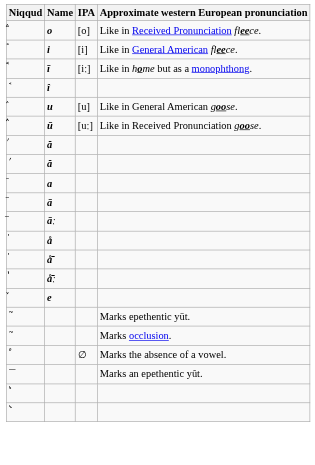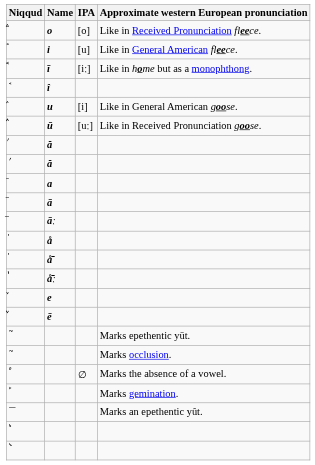(83, 49) [i] -> (84, 49) [u]
(84, 106) [u] -> (83, 106) [i]
+ row: (25, 317)
+ row: (25, 393)
